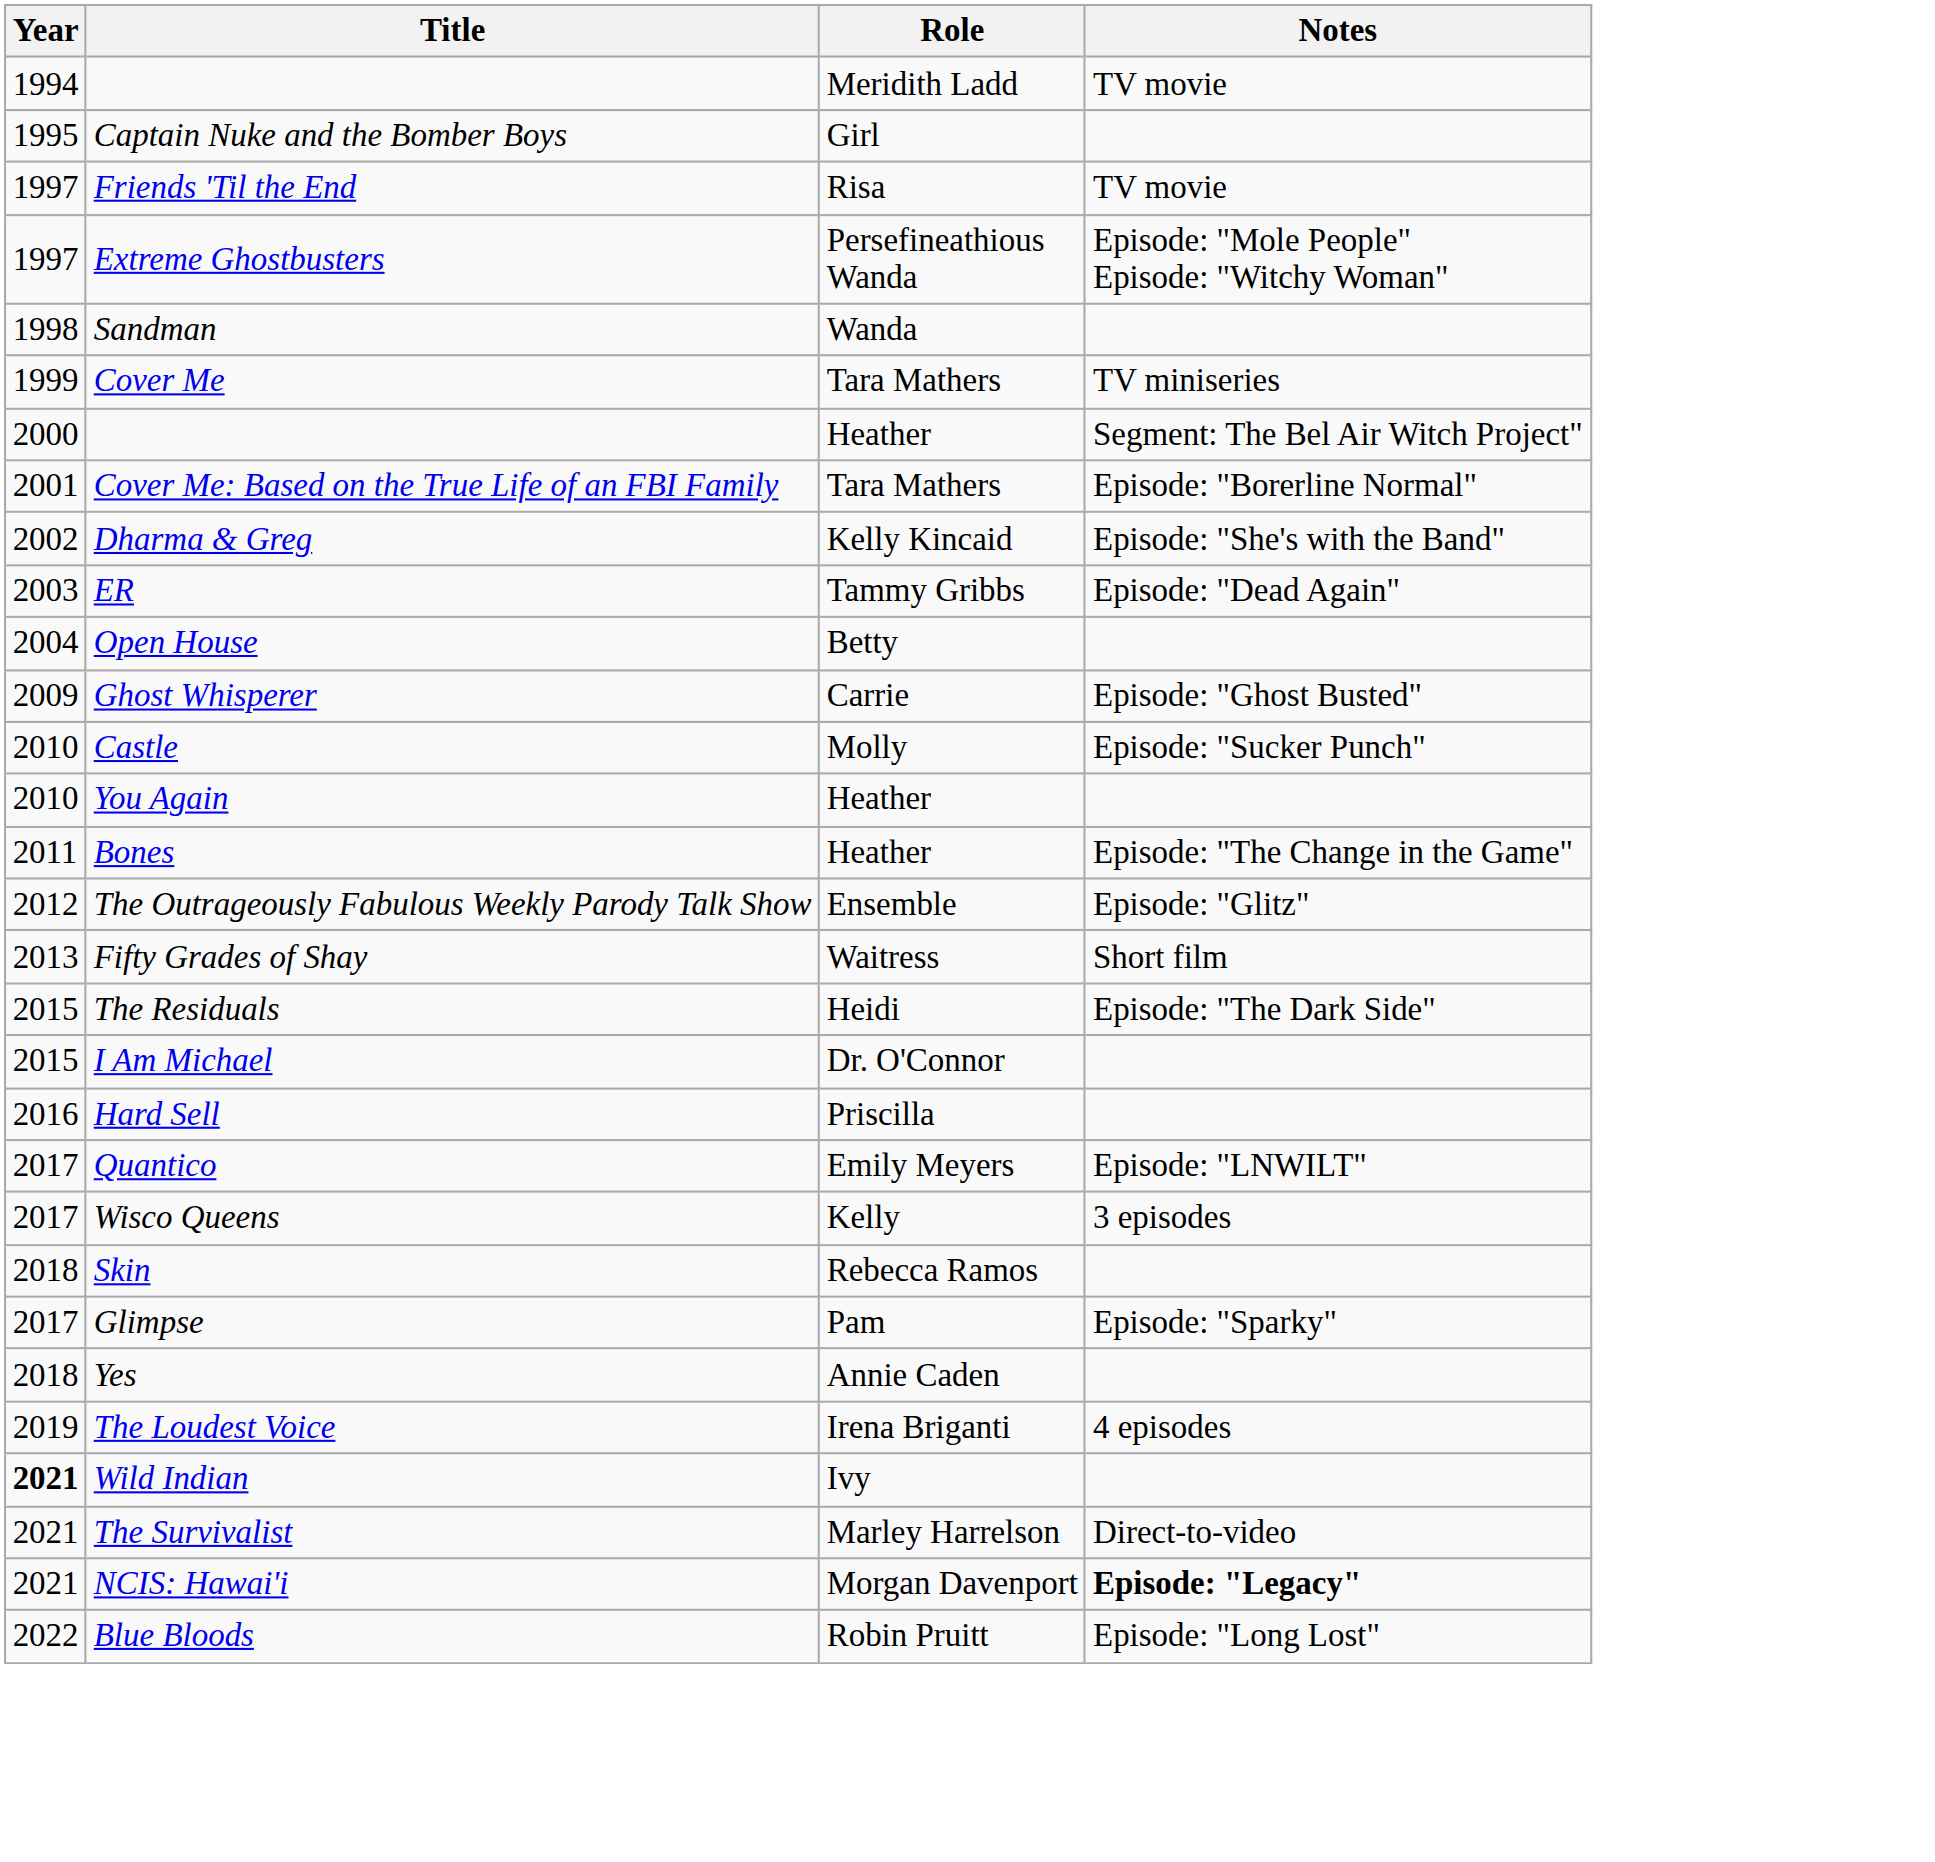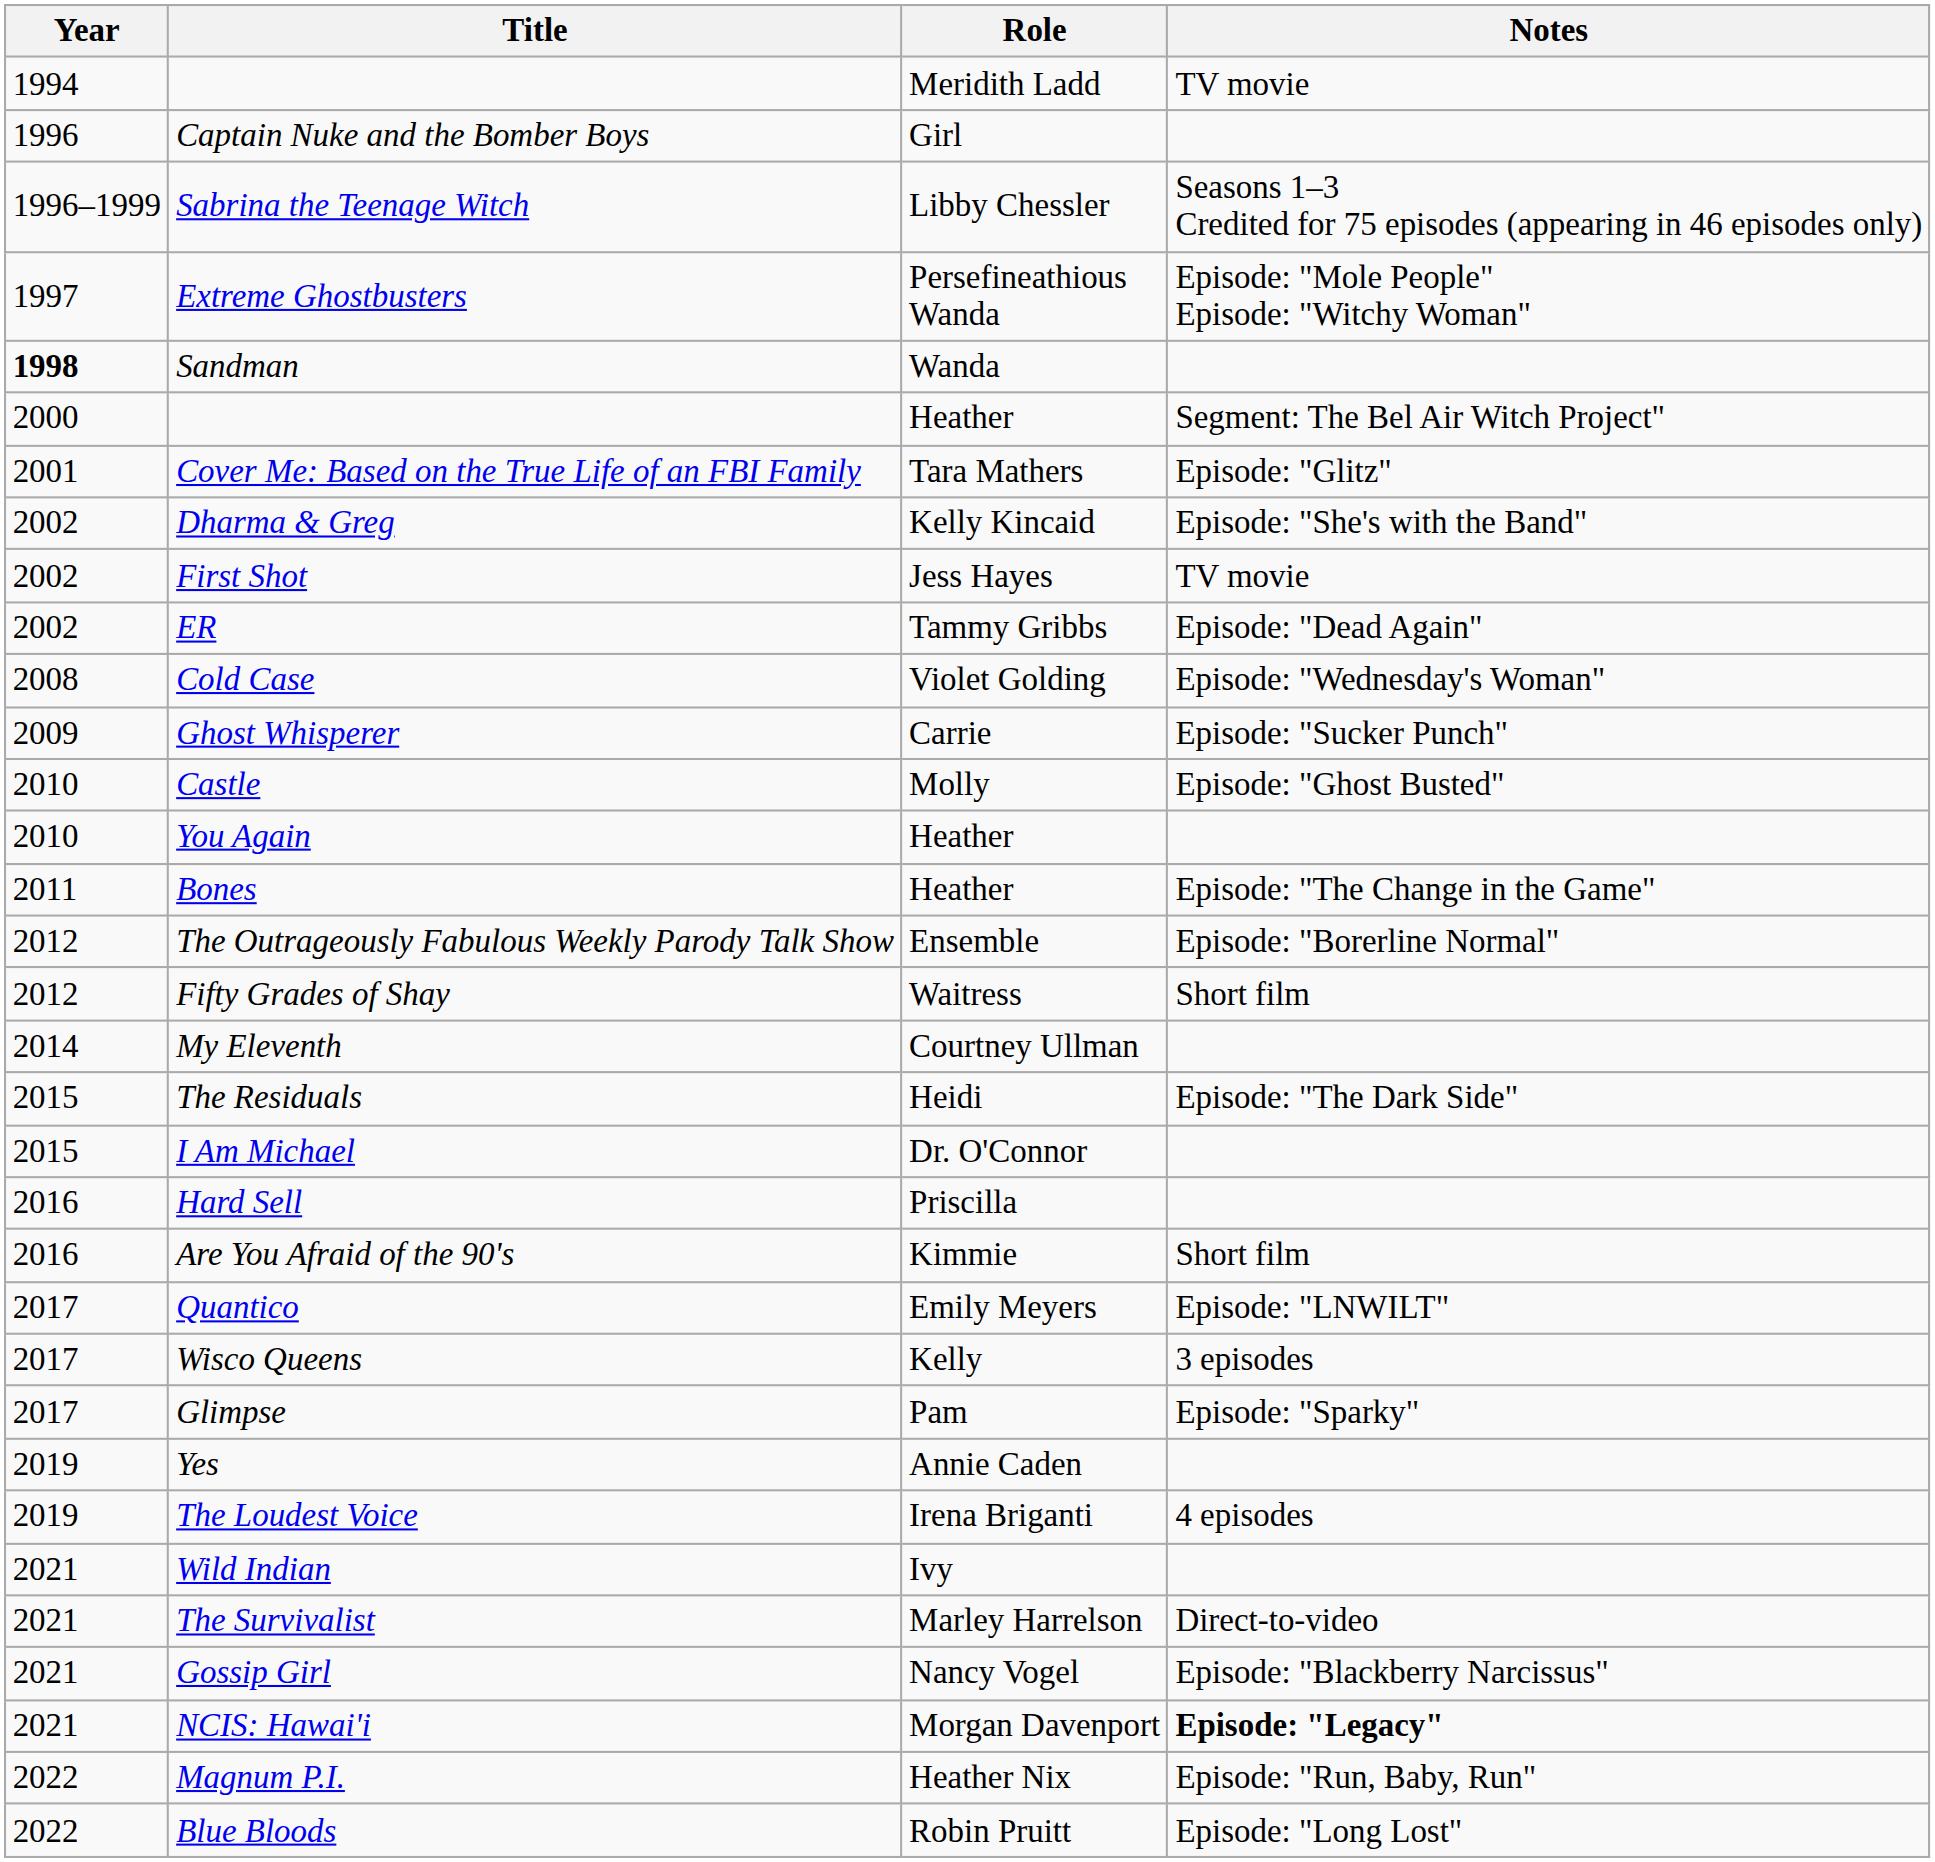(46, 135) 1995 -> (46, 135) 1996
+ row: (353, 205)
- row: (225, 187)
(46, 329) normal -> (46, 366) bold
- row: (159, 381)
(1285, 485) Episode: "Borerline Normal" -> (1284, 470) Episode: "Glitz"
+ row: (242, 575)
(46, 590) 2003 -> (46, 627) 2002
- row: (176, 642)
+ row: (245, 679)
(1258, 694) Episode: "Ghost Busted" -> (1342, 732) Episode: "Sucker Punch"
(1259, 747) Episode: "Sucker Punch" -> (1340, 784) Episode: "Ghost Busted"
(1201, 904) Episode: "Glitz" -> (1367, 941) Episode: "Borerline Normal"
(46, 956) 2013 -> (46, 993) 2012
+ row: (259, 1045)
+ row: (345, 1254)
- row: (122, 1269)
(46, 1374) 2018 -> (46, 1463) 2019
(46, 1479) bold -> (46, 1568) normal
+ row: (254, 1672)
+ row: (261, 1777)
